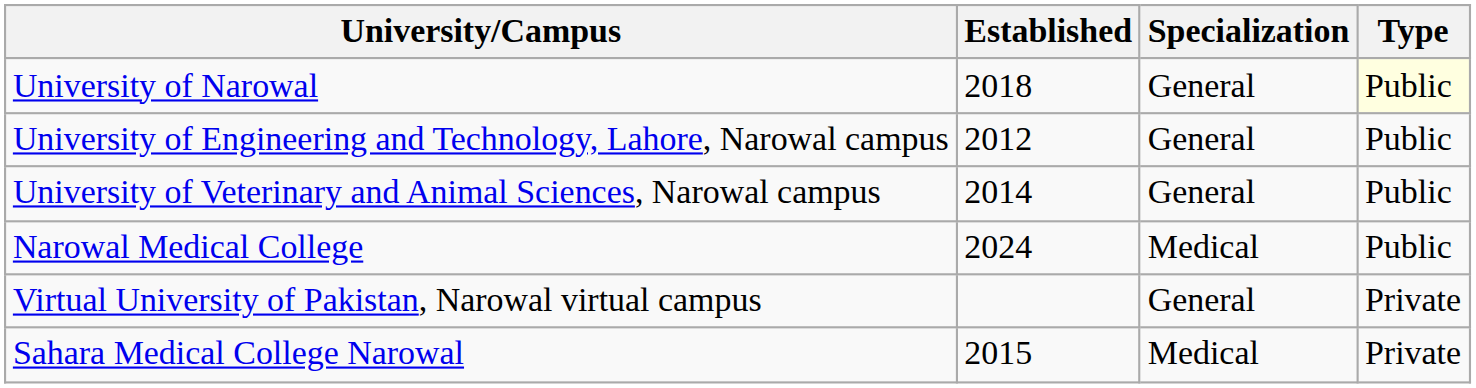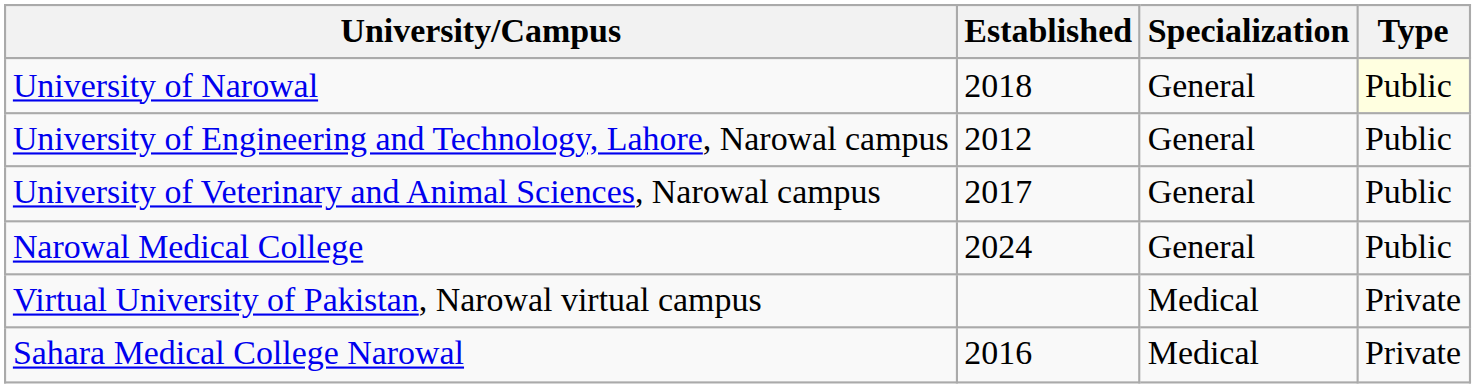(998, 192) 2014 -> (998, 192) 2017
(1203, 246) Medical -> (1201, 246) General
(1201, 300) General -> (1203, 300) Medical
(998, 354) 2015 -> (998, 354) 2016
